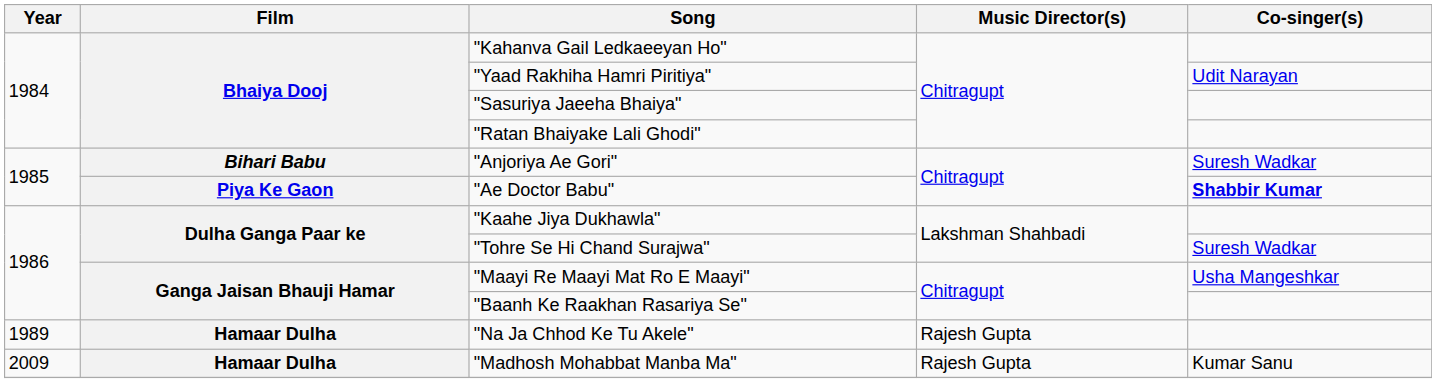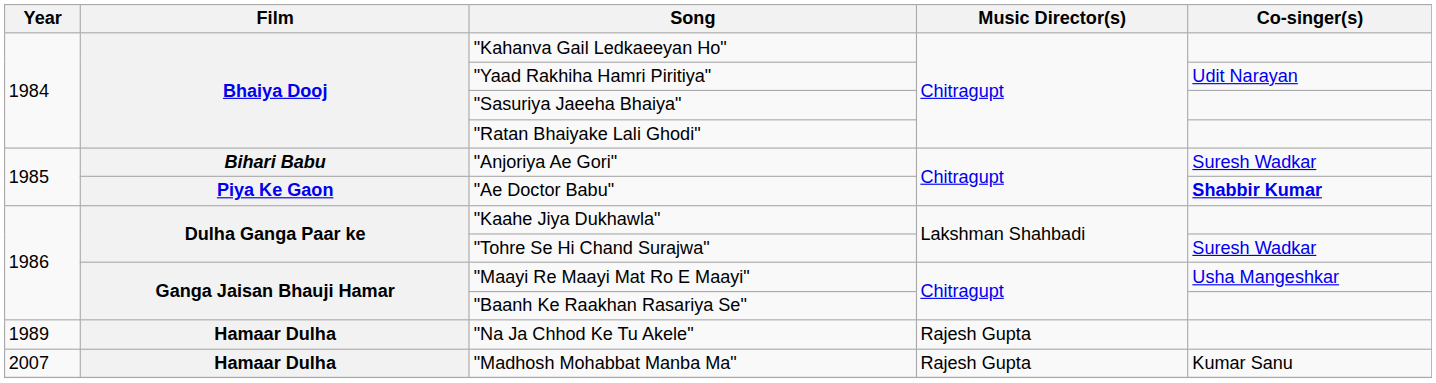(29, 362) 2009 -> (29, 362) 2007
